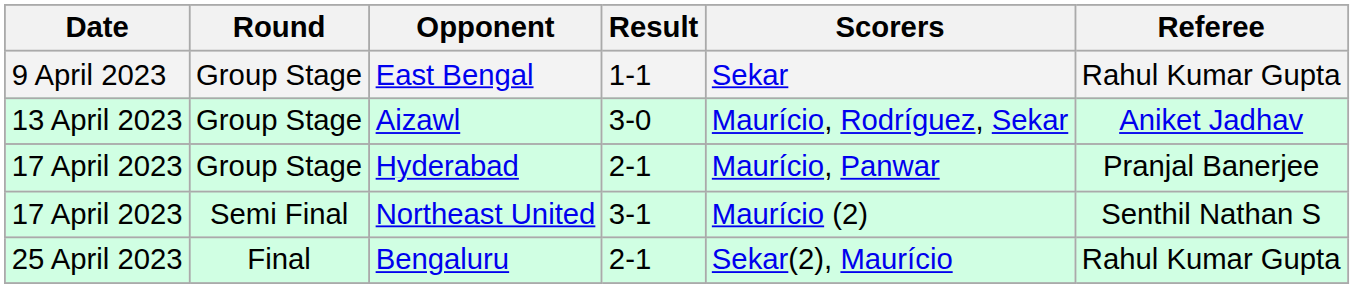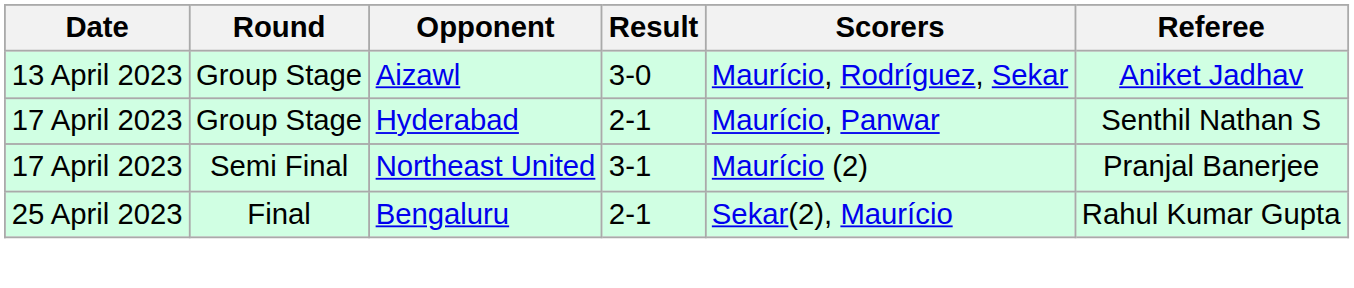- row: (455, 74)
(1211, 167) Pranjal Banerjee -> (1211, 120) Senthil Nathan S
(1211, 213) Senthil Nathan S -> (1211, 167) Pranjal Banerjee
